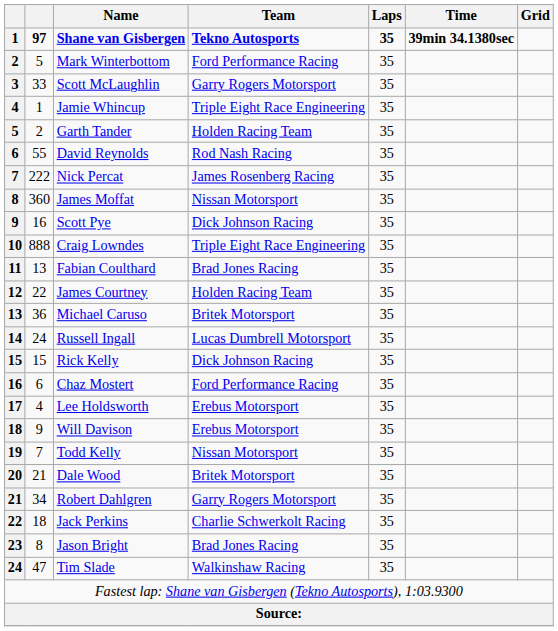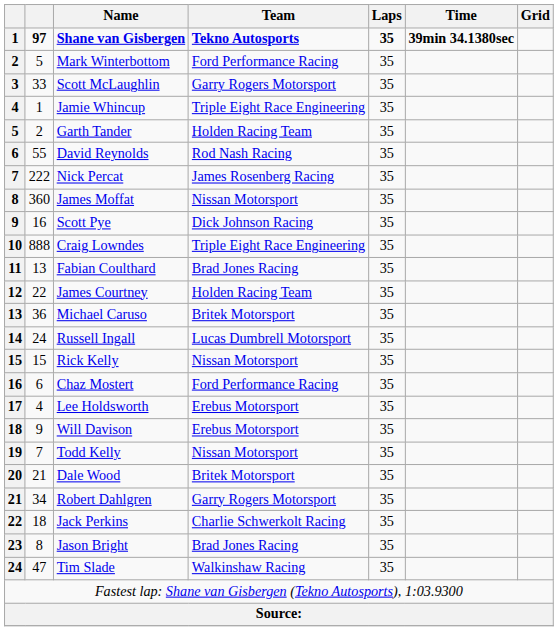(253, 361) Dick Johnson Racing -> (245, 361) Nissan Motorsport
